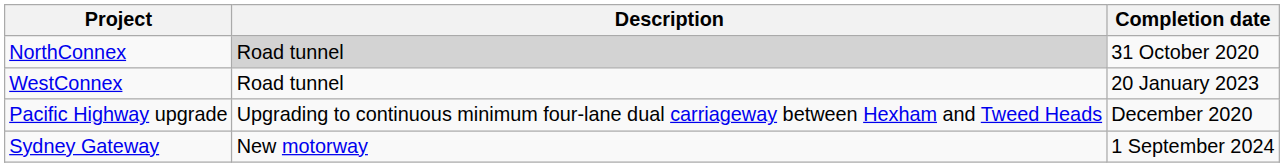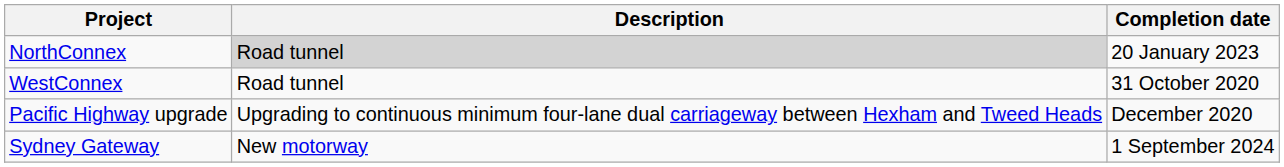(1185, 51) 31 October 2020 -> (1185, 51) 20 January 2023
(1185, 83) 20 January 2023 -> (1185, 83) 31 October 2020
